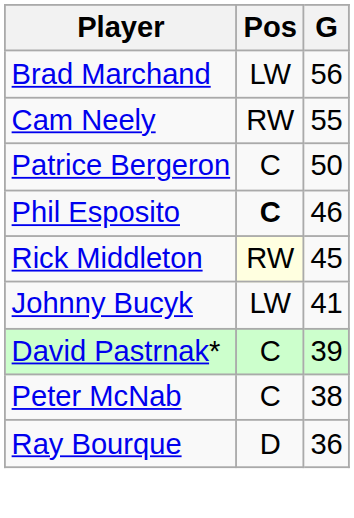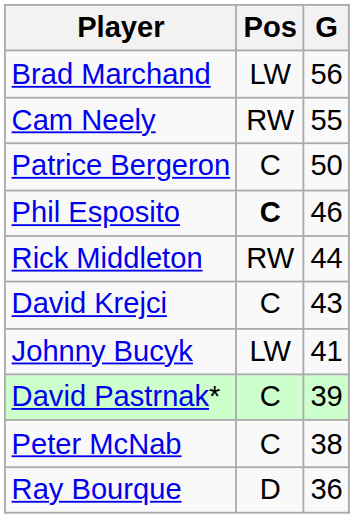(270, 258) lightyellow background -> (270, 258) no background
(327, 258) 45 -> (327, 258) 44
+ row: (89, 304)
